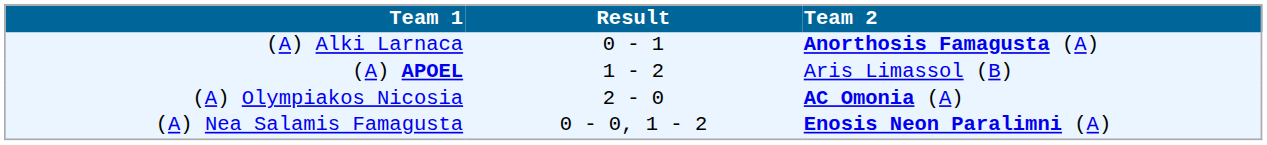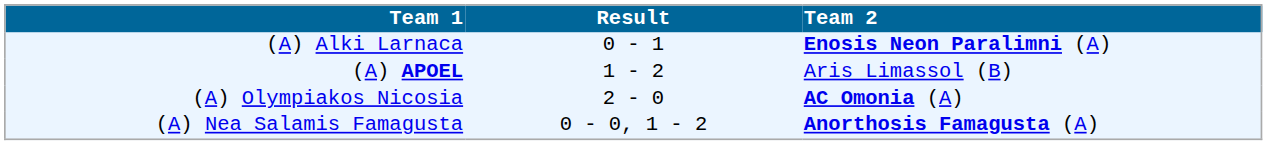(951, 46) Anorthosis Famagusta (A) -> (958, 46) Enosis Neon Paralimni (A)
(958, 125) Enosis Neon Paralimni (A) -> (951, 125) Anorthosis Famagusta (A)
